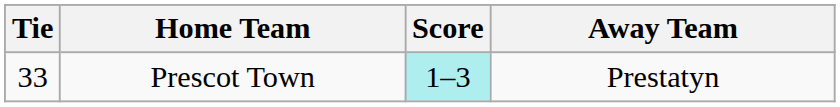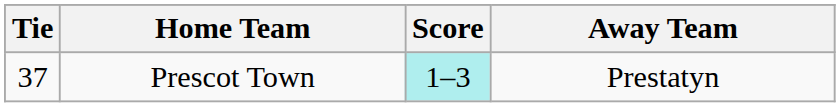(33, 76) 33 -> (33, 76) 37
